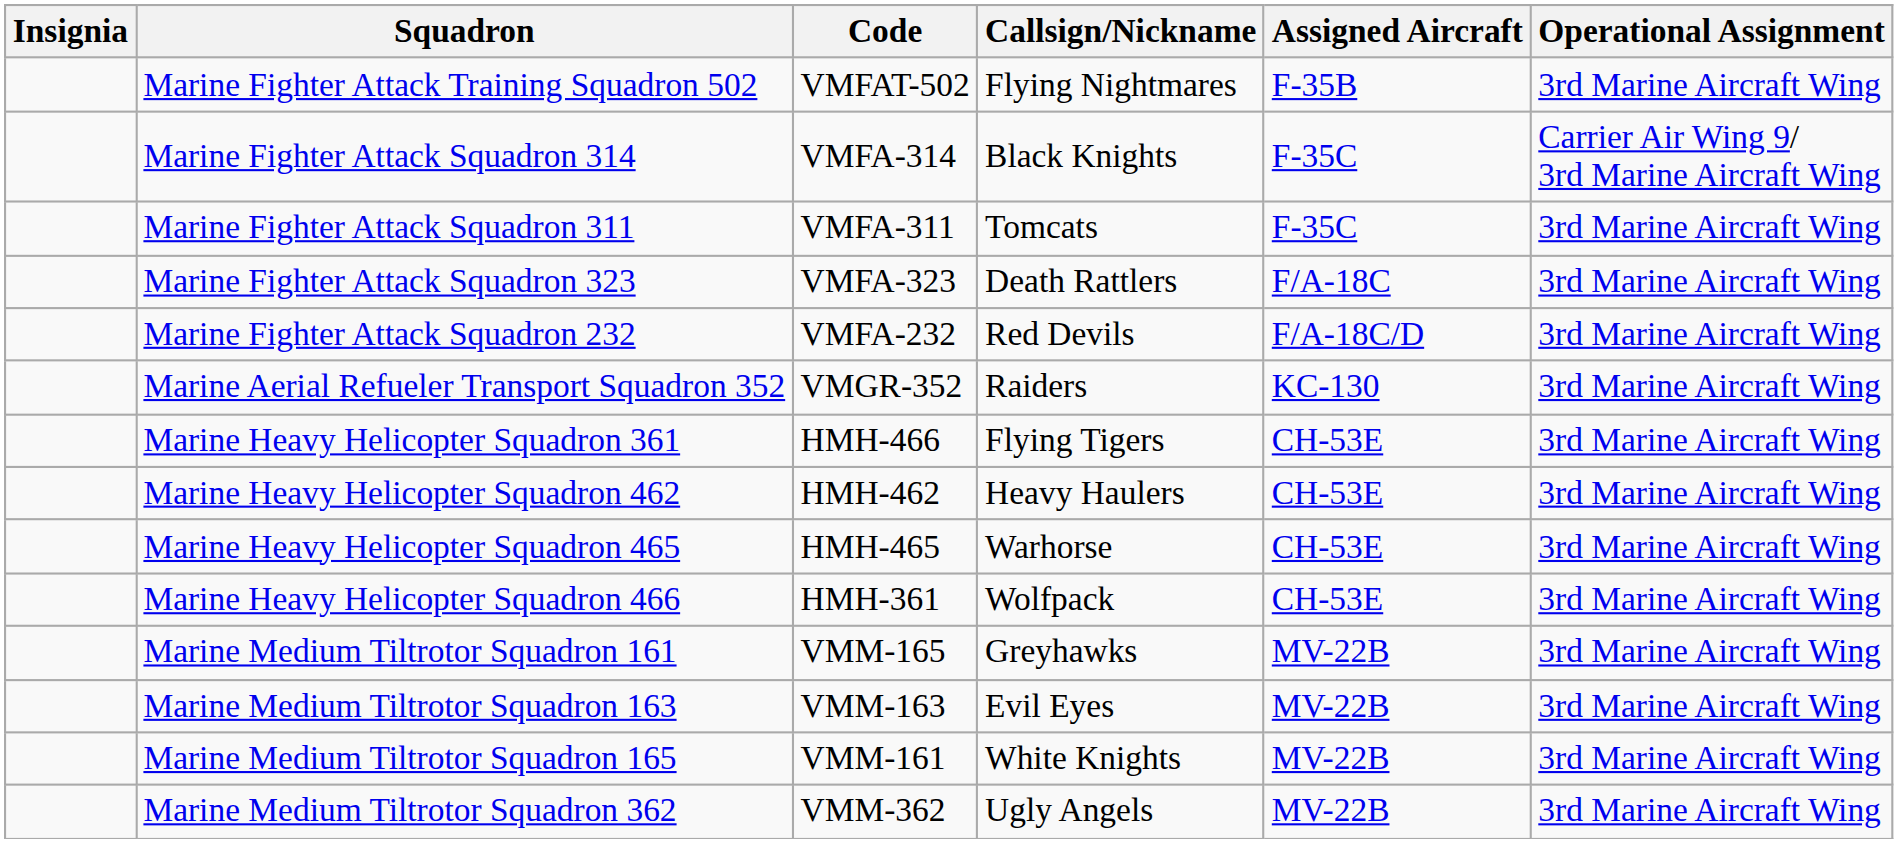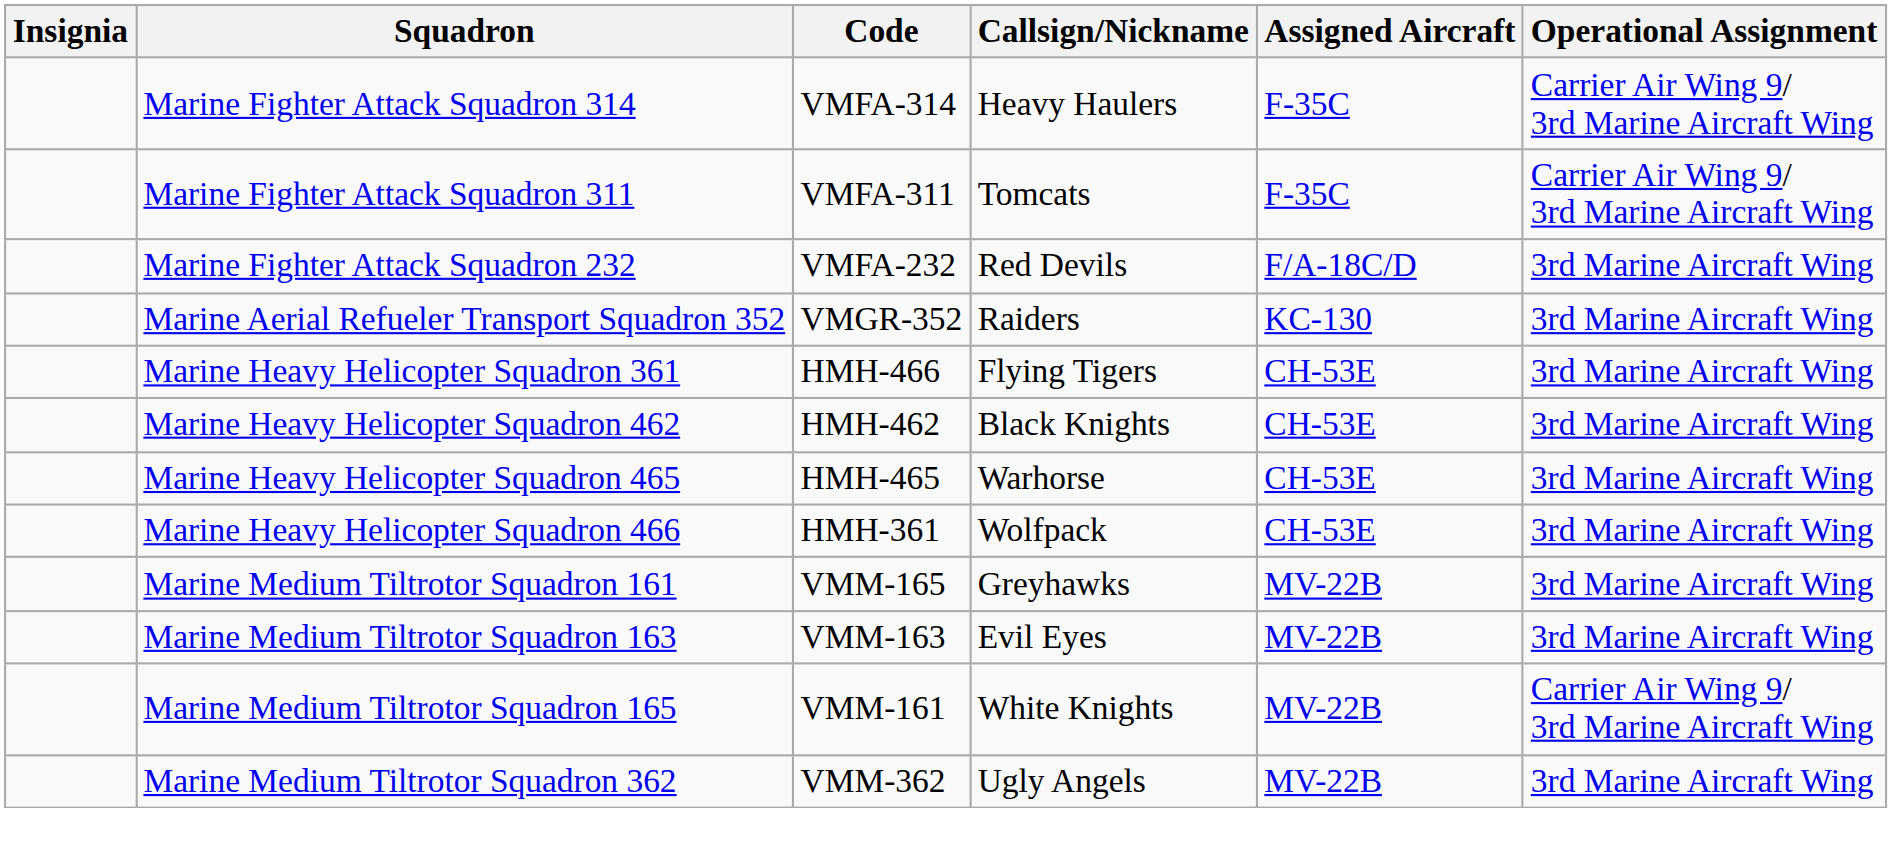- row: (450, 84)
(1081, 155) Black Knights -> (1077, 102) Heavy Haulers
(1710, 227) 3rd Marine Aircraft Wing -> (1702, 193) Carrier Air Wing 9/ 3rd Marine Aircraft Wing
- row: (390, 280)
(1085, 492) Heavy Haulers -> (1074, 424) Black Knights
(1710, 758) 3rd Marine Aircraft Wing -> (1702, 708) Carrier Air Wing 9/ 3rd Marine Aircraft Wing
